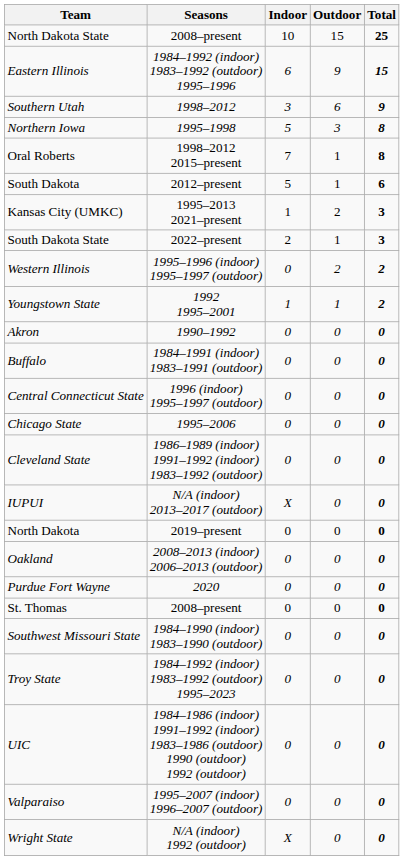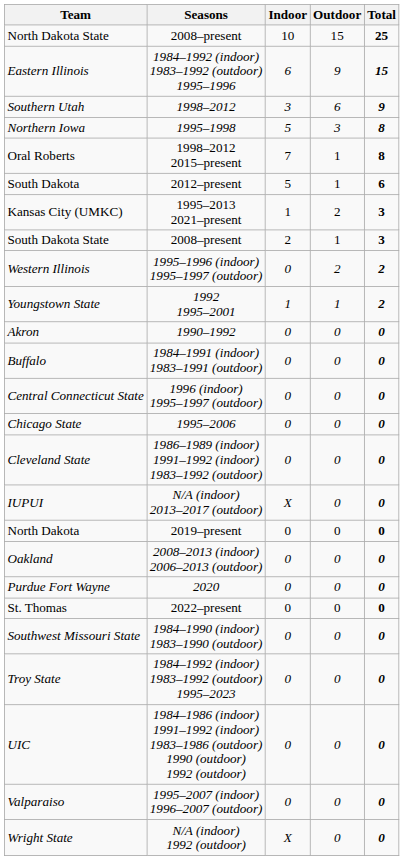(206, 240) 2022–present -> (206, 240) 2008–present
(206, 608) 2008–present -> (206, 608) 2022–present
